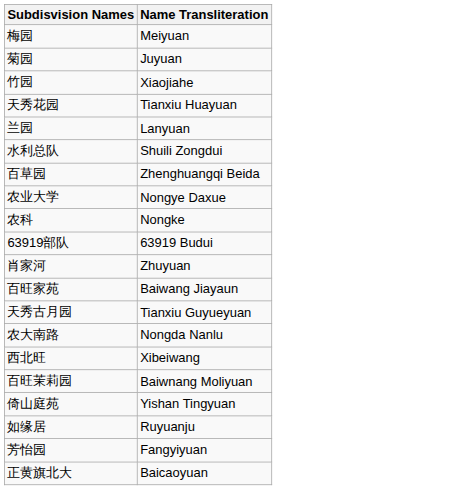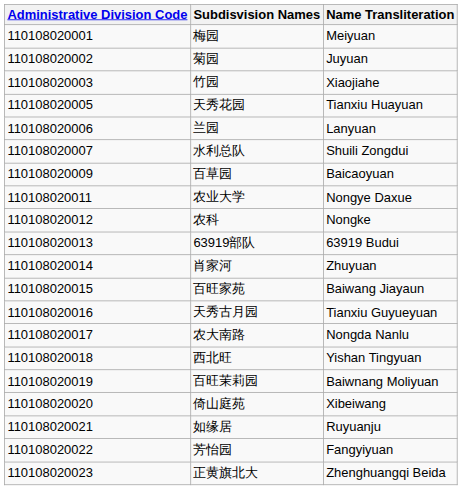+ column: (97, 14)
(200, 174) Zhenghuangqi Beida -> (360, 174) Baicaoyuan
(170, 358) Xibeiwang -> (374, 358) Yishan Tingyuan
(188, 404) Yishan Tingyuan -> (356, 404) Xibeiwang
(174, 473) Baicaoyuan -> (386, 473) Zhenghuangqi Beida
